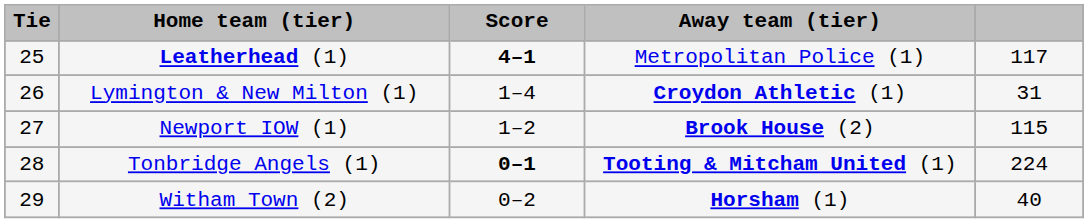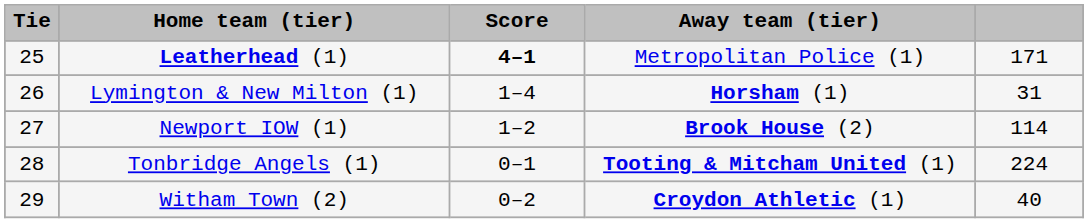(1029, 58) 117 -> (1029, 58) 171
(780, 93) Croydon Athletic (1) -> (780, 93) Horsham (1)
(1029, 128) 115 -> (1029, 128) 114
(517, 164) bold -> (517, 164) normal
(780, 199) Horsham (1) -> (780, 199) Croydon Athletic (1)
